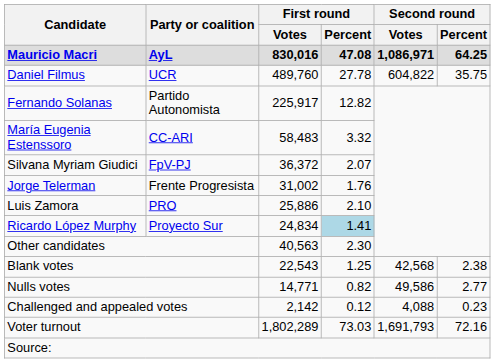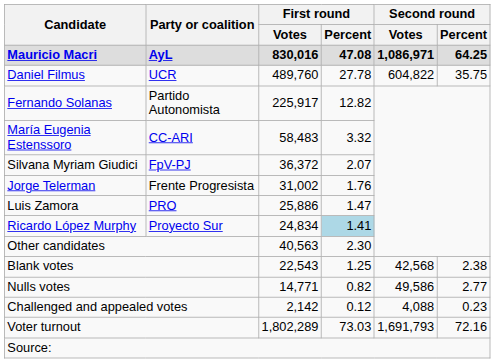(359, 205) 2.10 -> (359, 205) 1.47
